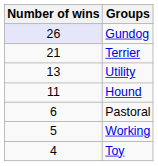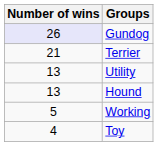(53, 92) 11 -> (53, 92) 13
- row: (128, 111)
